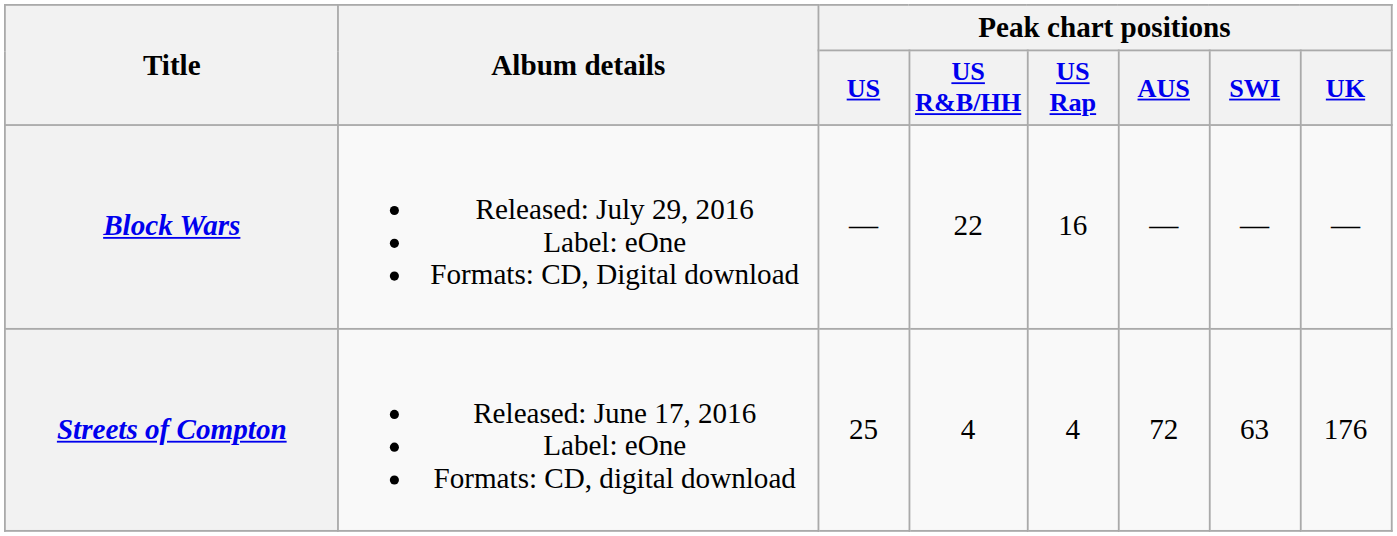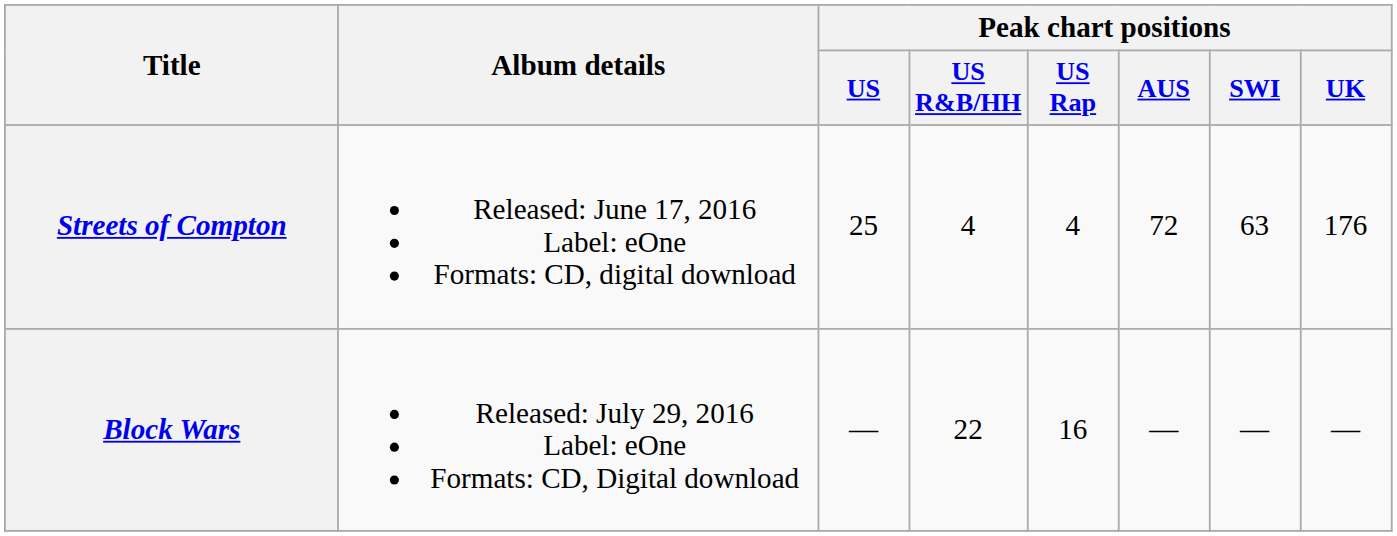rows swapped: (172, 428) <-> (172, 226)
